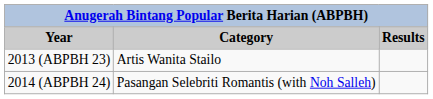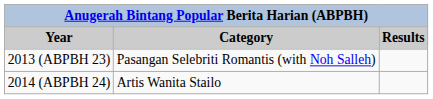(169, 59) Artis Wanita Stailo -> (246, 59) Pasangan Selebriti Romantis (with Noh Salleh)
(246, 81) Pasangan Selebriti Romantis (with Noh Salleh) -> (169, 81) Artis Wanita Stailo
